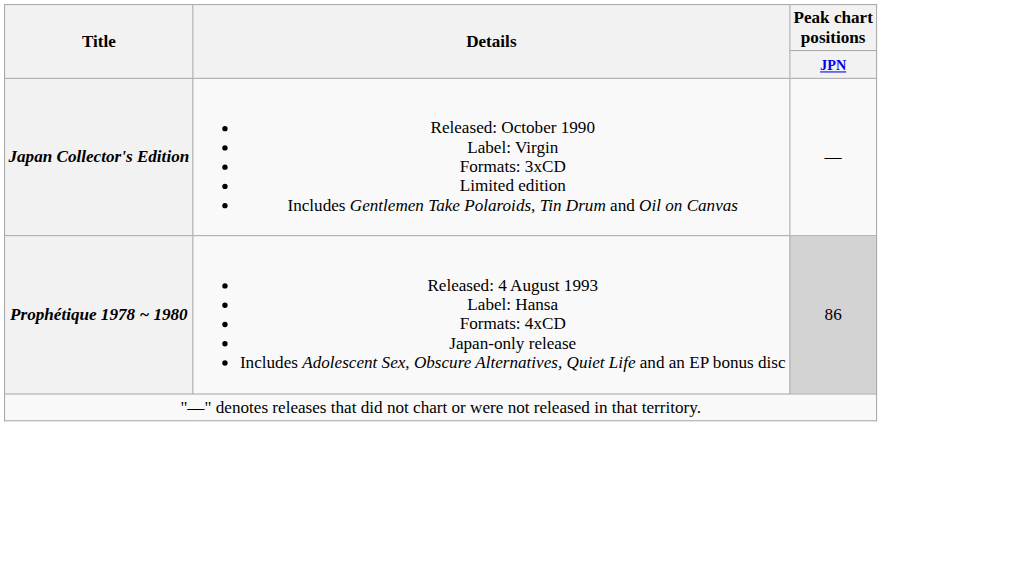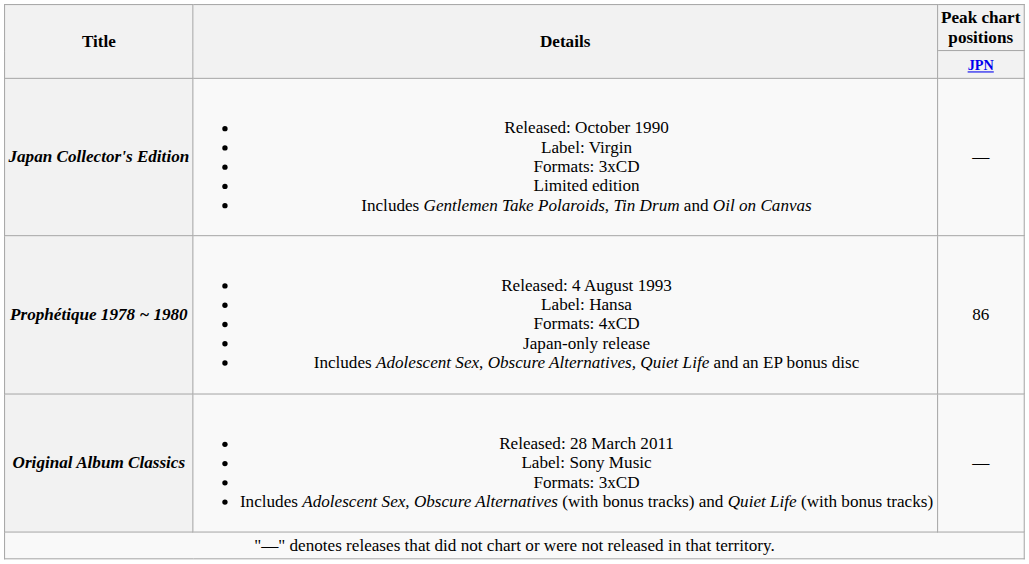(833, 314) lightgrey background -> (981, 314) no background
+ row: (99, 462)
